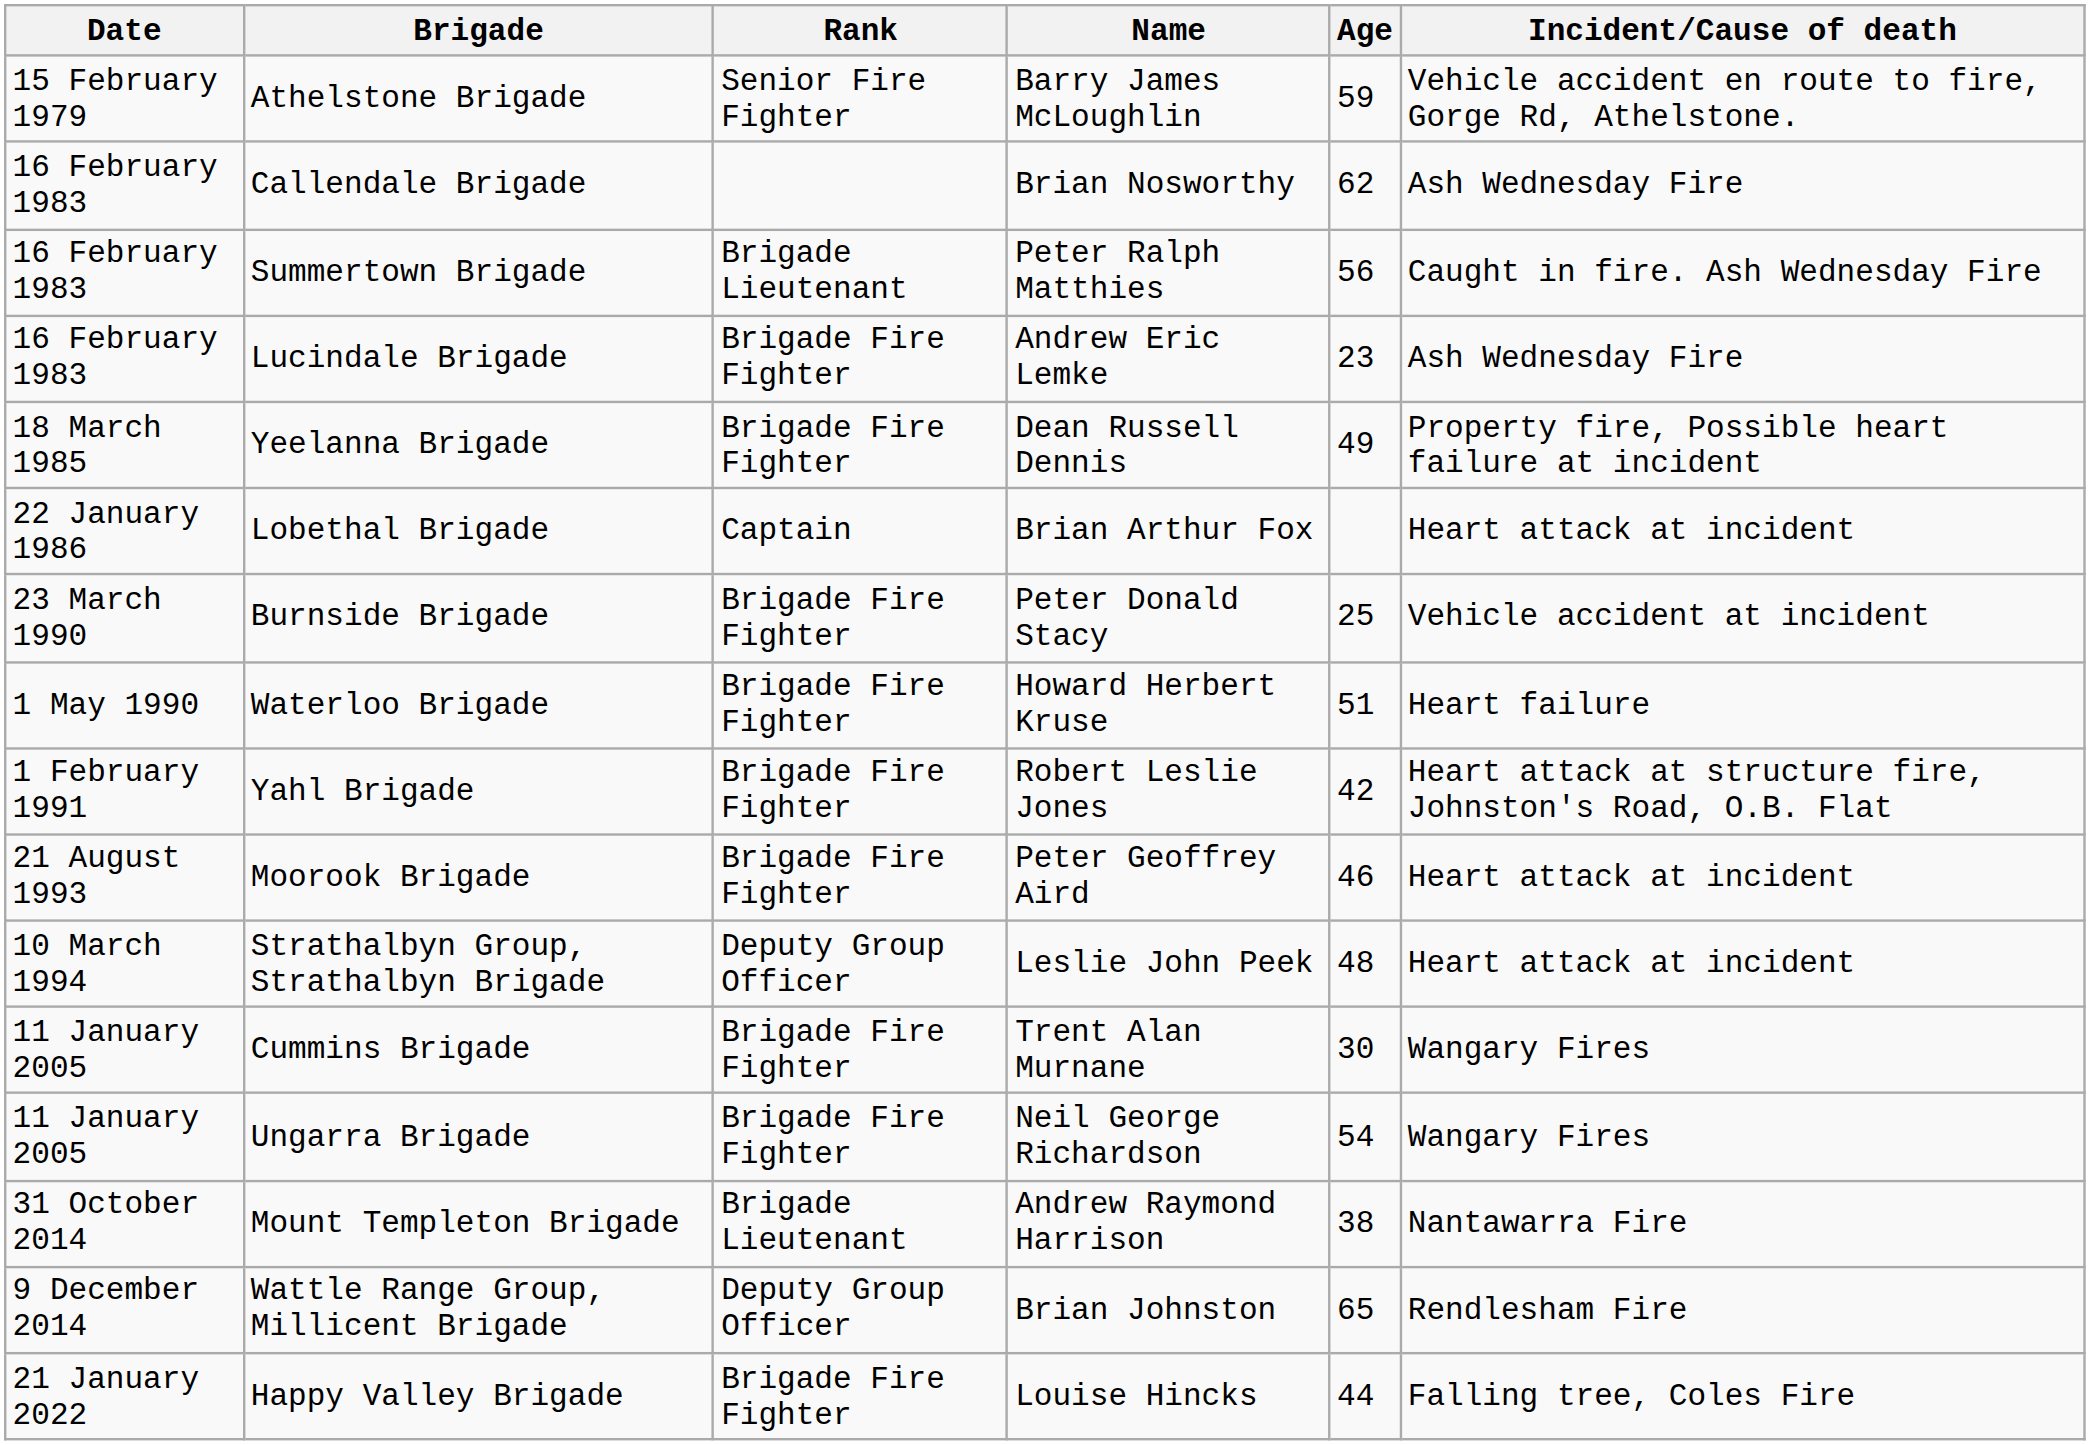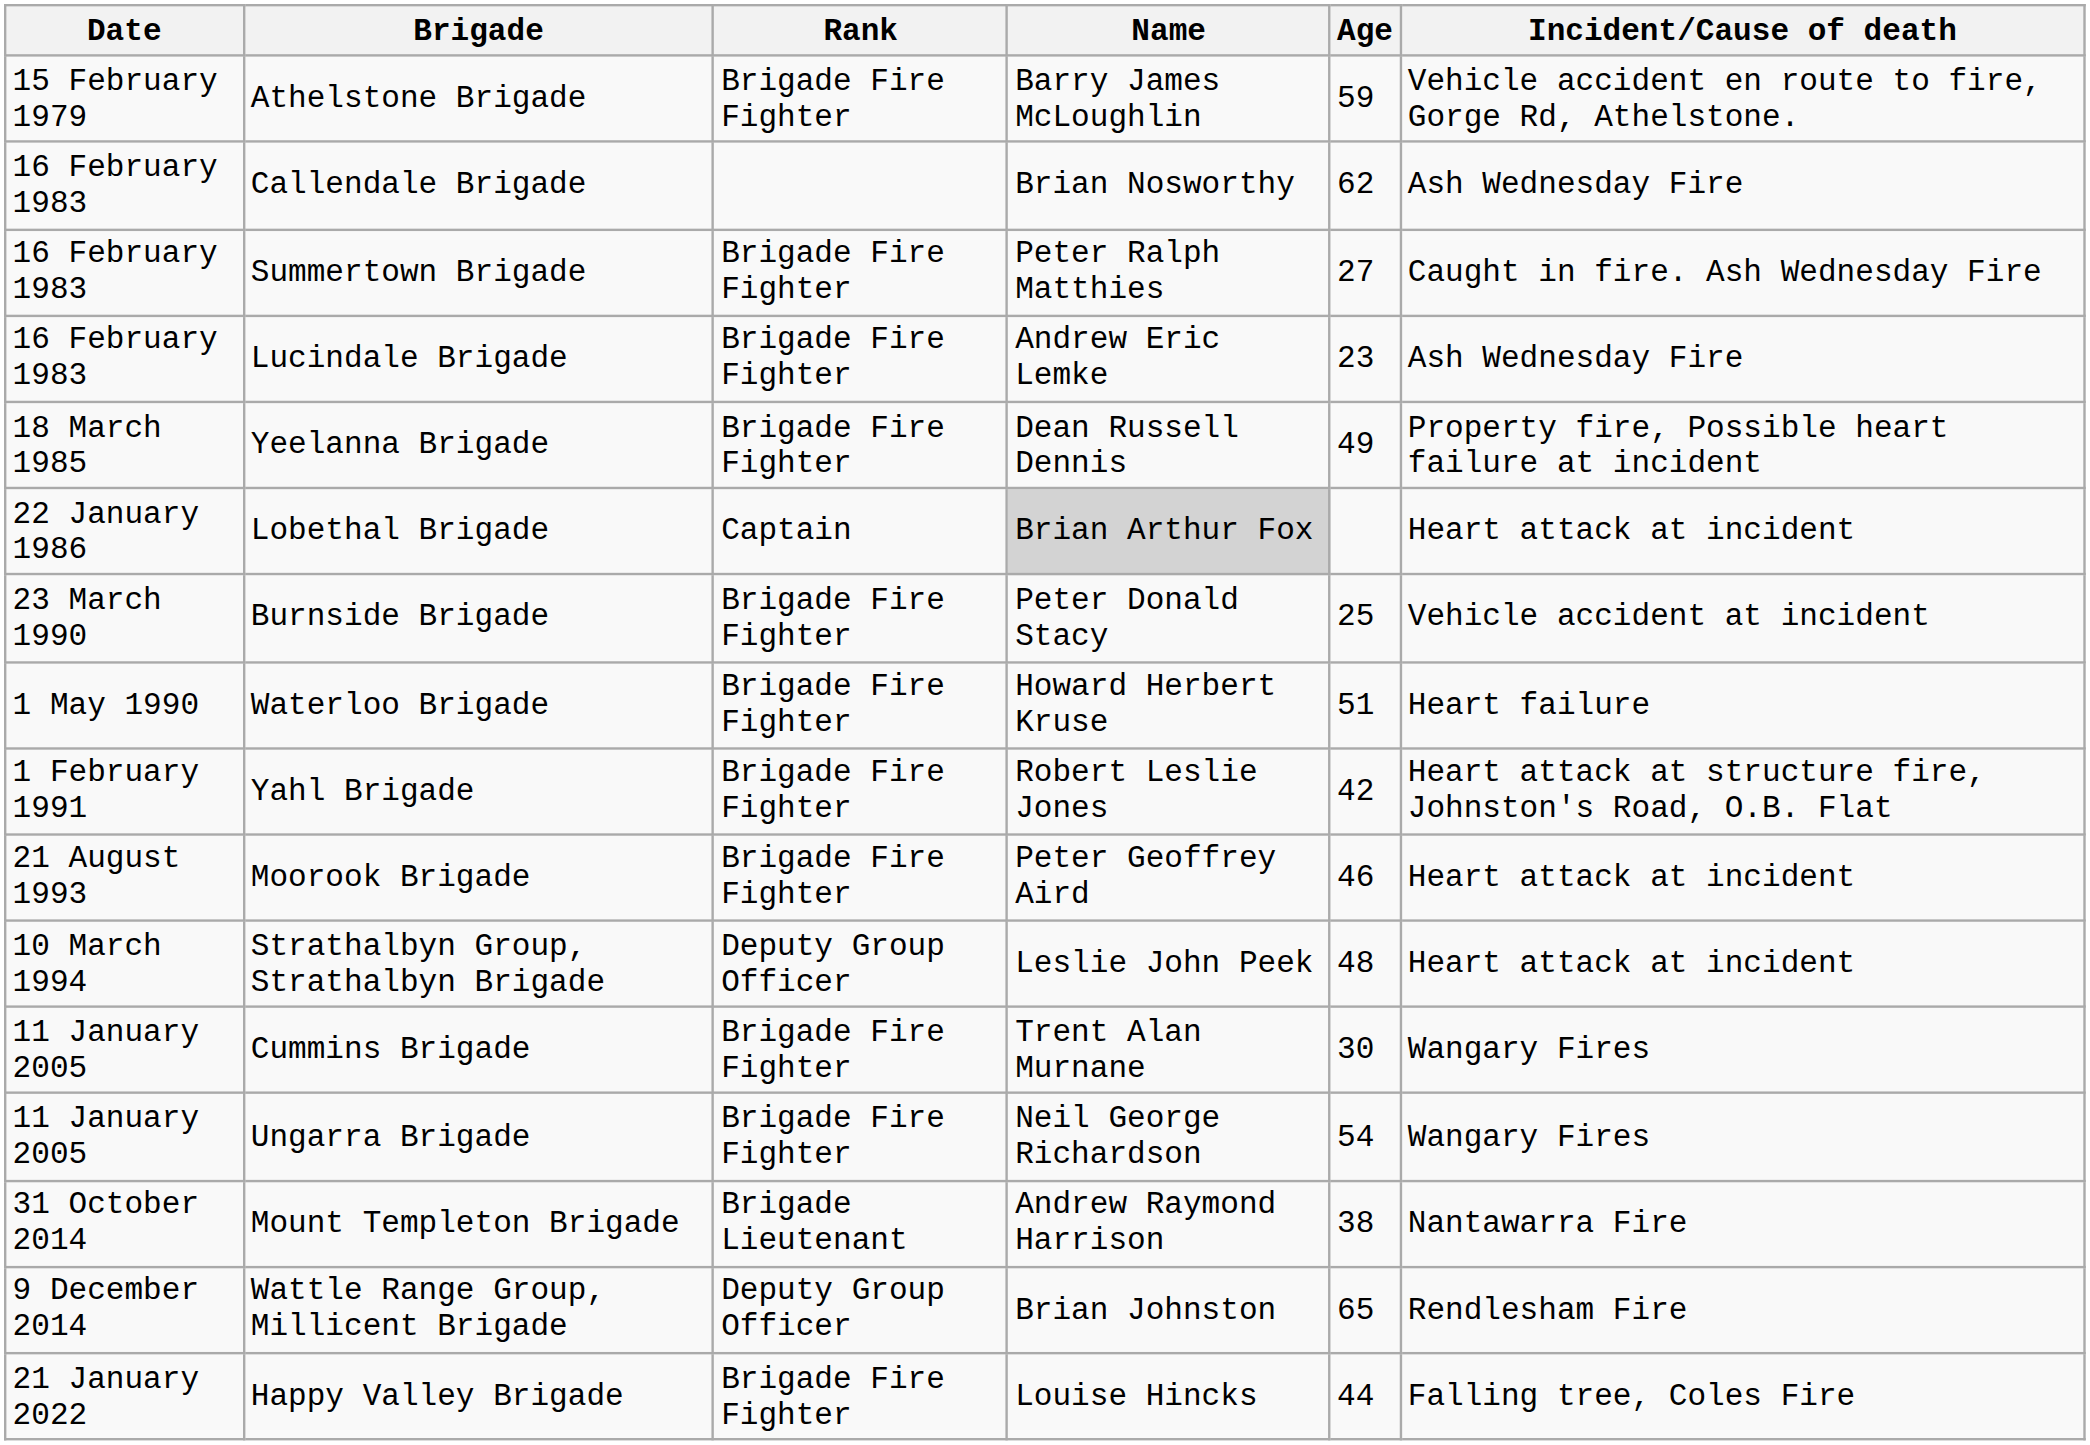(824, 99) Senior Fire Fighter -> (833, 99) Brigade Fire Fighter
(814, 272) Brigade Lieutenant -> (833, 272) Brigade Fire Fighter
(1356, 272) 56 -> (1356, 272) 27
(1164, 532) no background -> (1164, 532) lightgrey background
